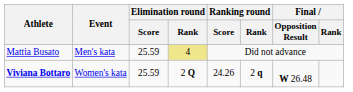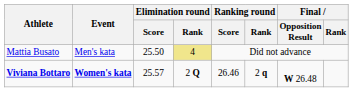(149, 53) 25.59 -> (153, 53) 25.50
(101, 74) normal -> (103, 74) bold
(149, 74) 25.59 -> (153, 74) 25.57
(224, 74) 24.26 -> (228, 74) 26.46
